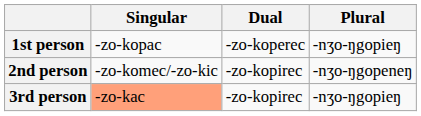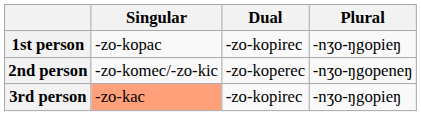(265, 44) -zo-koperec -> (264, 44) -zo-kopirec
(264, 70) -zo-kopirec -> (265, 70) -zo-koperec
